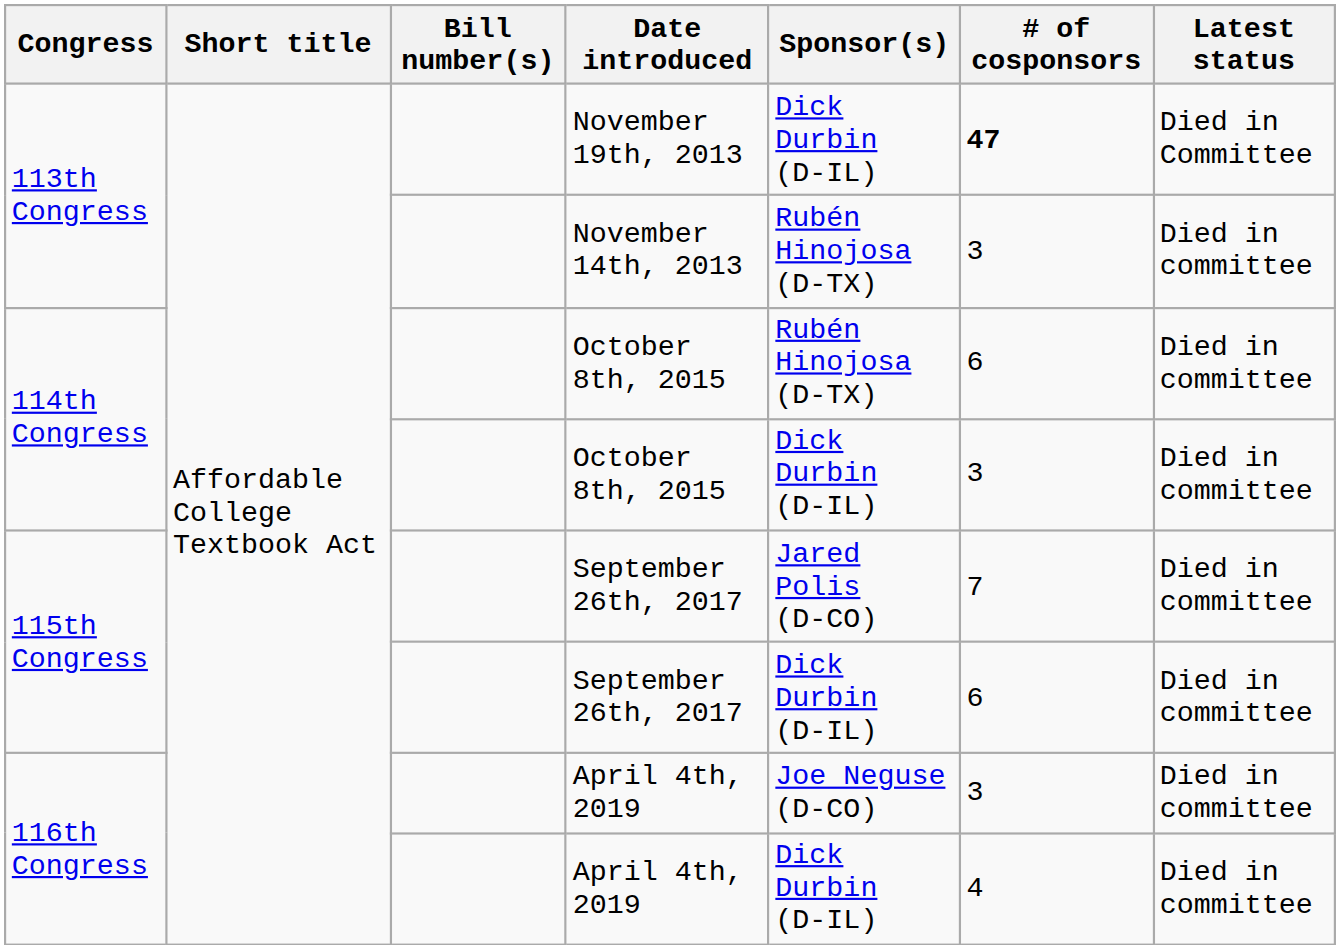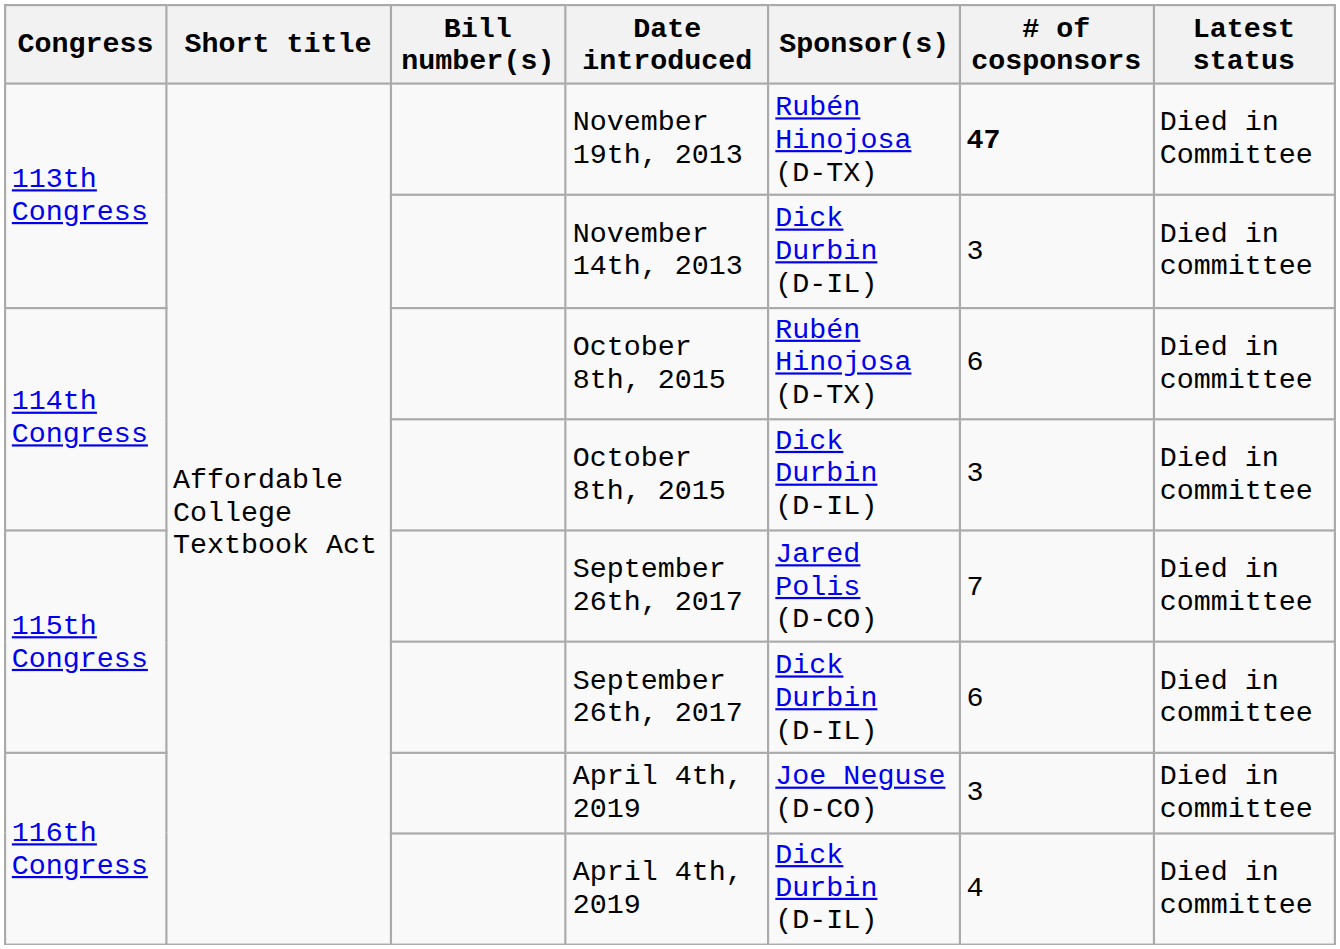(826, 140) Dick Durbin (D-IL) -> (843, 140) Rubén Hinojosa (D-TX)
(843, 251) Rubén Hinojosa (D-TX) -> (826, 251) Dick Durbin (D-IL)
